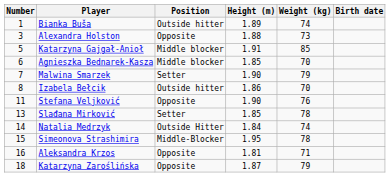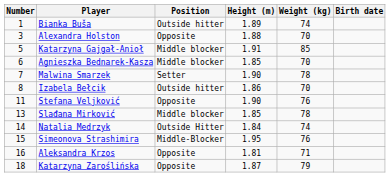(305, 37) 73 -> (305, 37) 70
(305, 75) 79 -> (305, 75) 78
(171, 114) Setter -> (190, 114) Middle blocker
(305, 140) 78 -> (305, 140) 76
